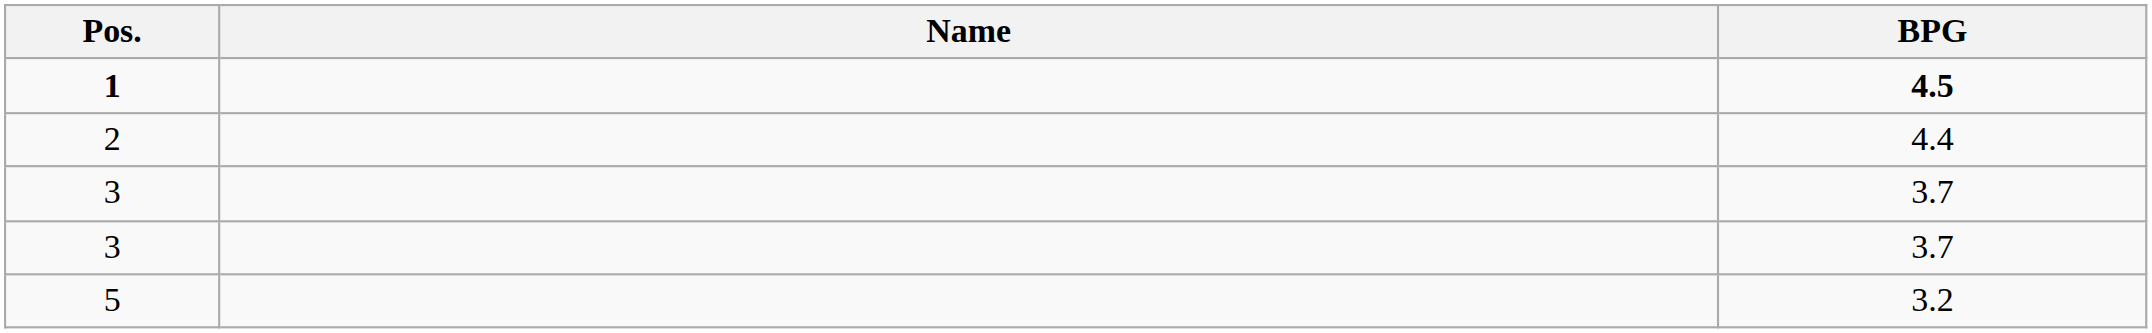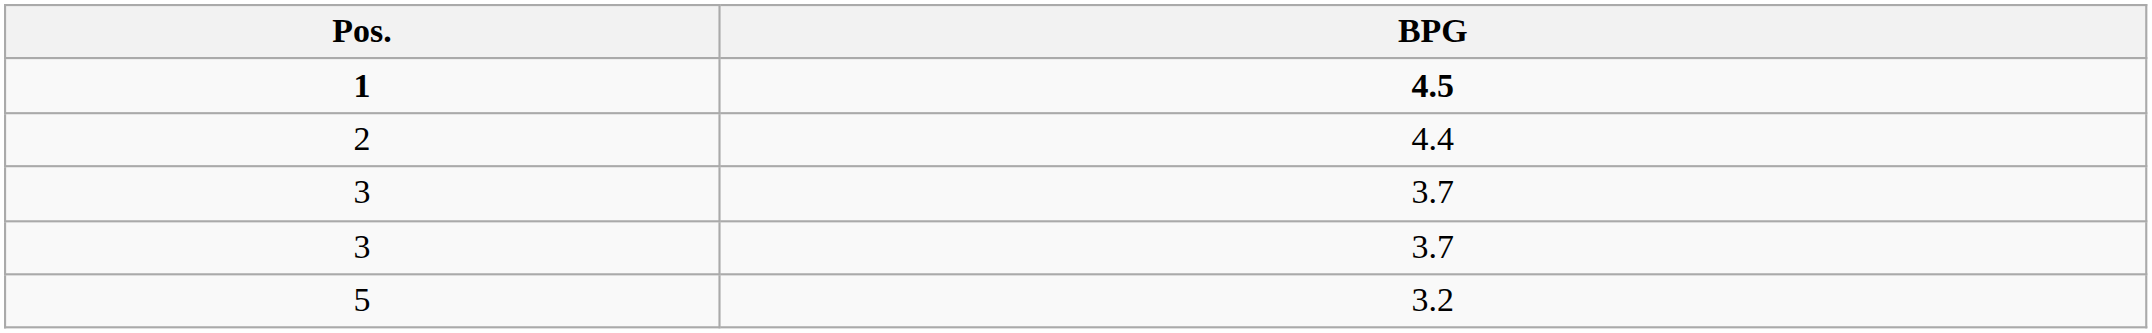- column: (969, 31)
